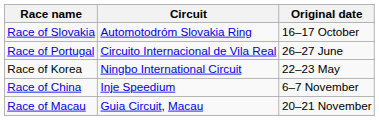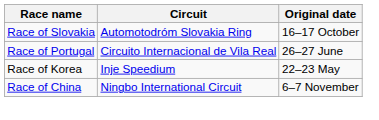(171, 69) Ningbo International Circuit -> (138, 69) Inje Speedium
(138, 87) Inje Speedium -> (171, 87) Ningbo International Circuit
- row: (47, 105)
